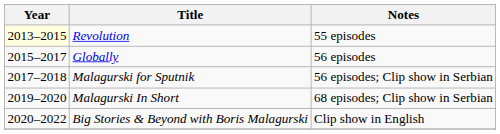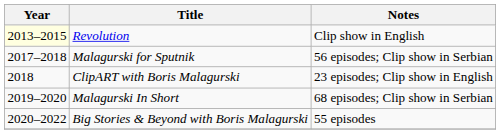(345, 35) 55 episodes -> (369, 35) Clip show in English
- row: (95, 56)
+ row: (156, 77)
(369, 118) Clip show in English -> (345, 118) 55 episodes
